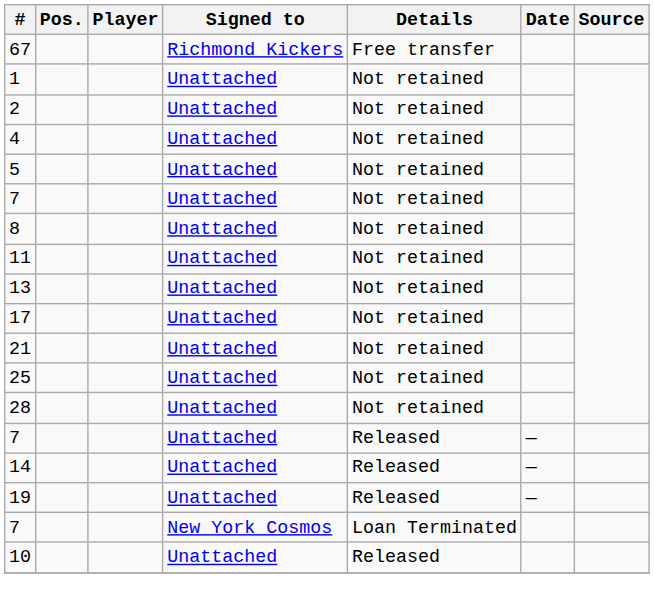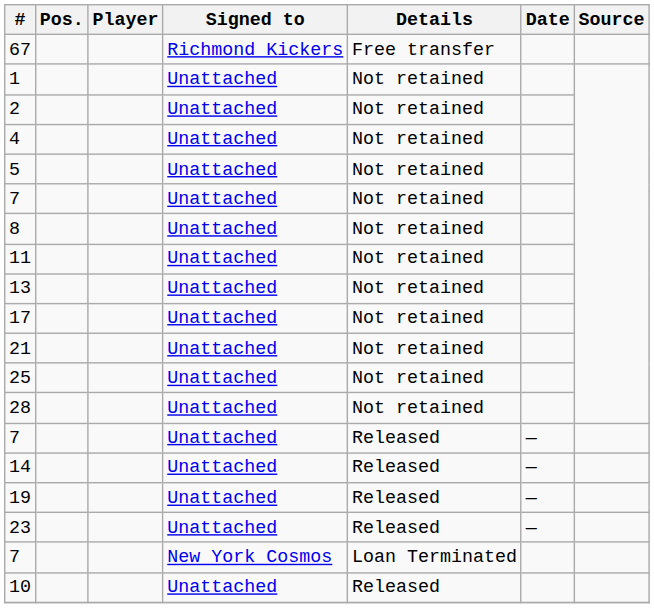+ row: (20, 528)
